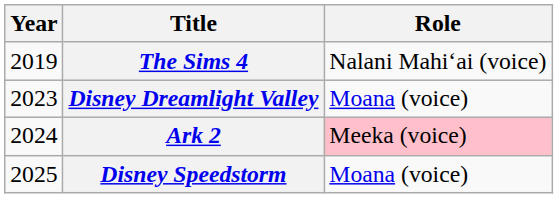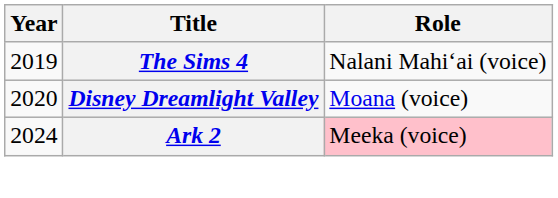(34, 98) 2023 -> (34, 98) 2020
- row: (193, 173)
